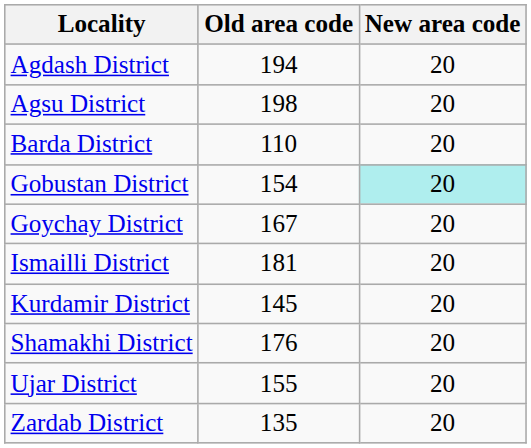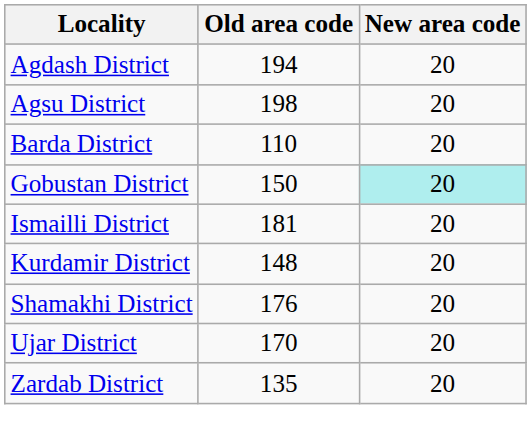(279, 183) 154 -> (279, 183) 150
- row: (97, 223)
(279, 303) 145 -> (279, 263) 148
(279, 382) 155 -> (279, 343) 170
